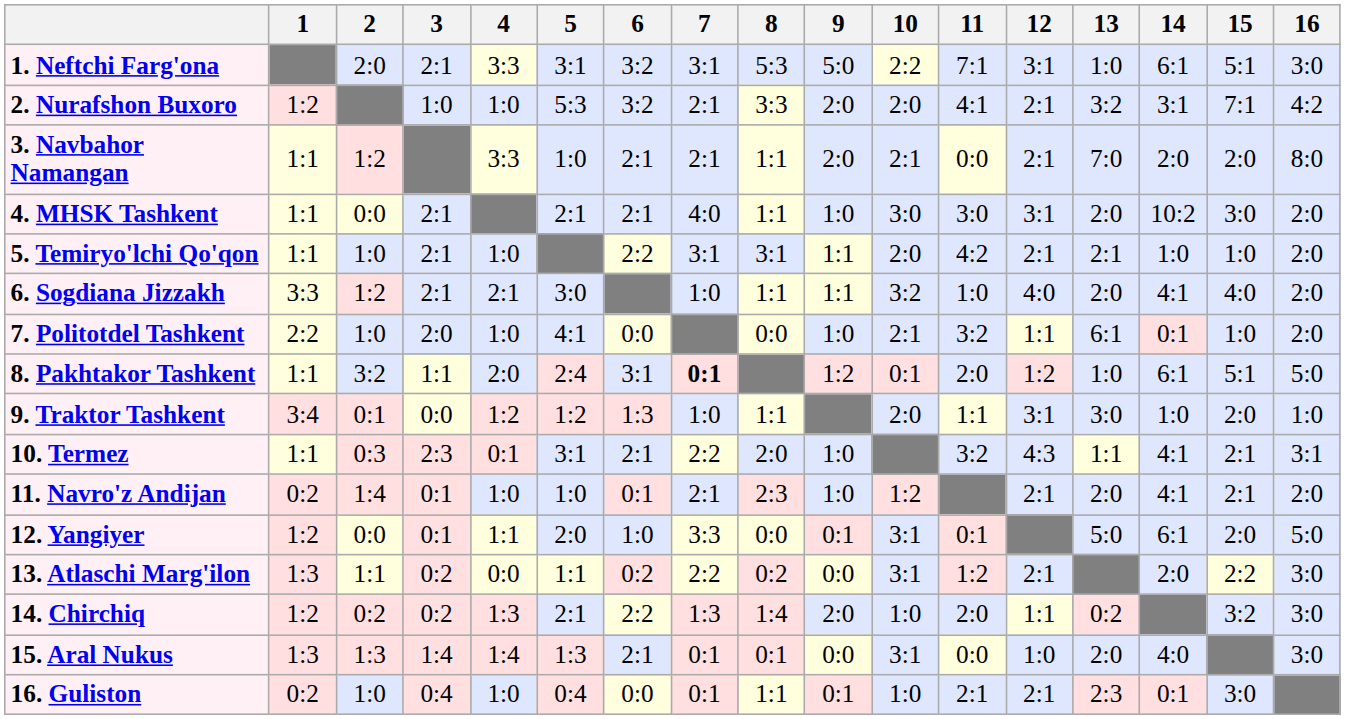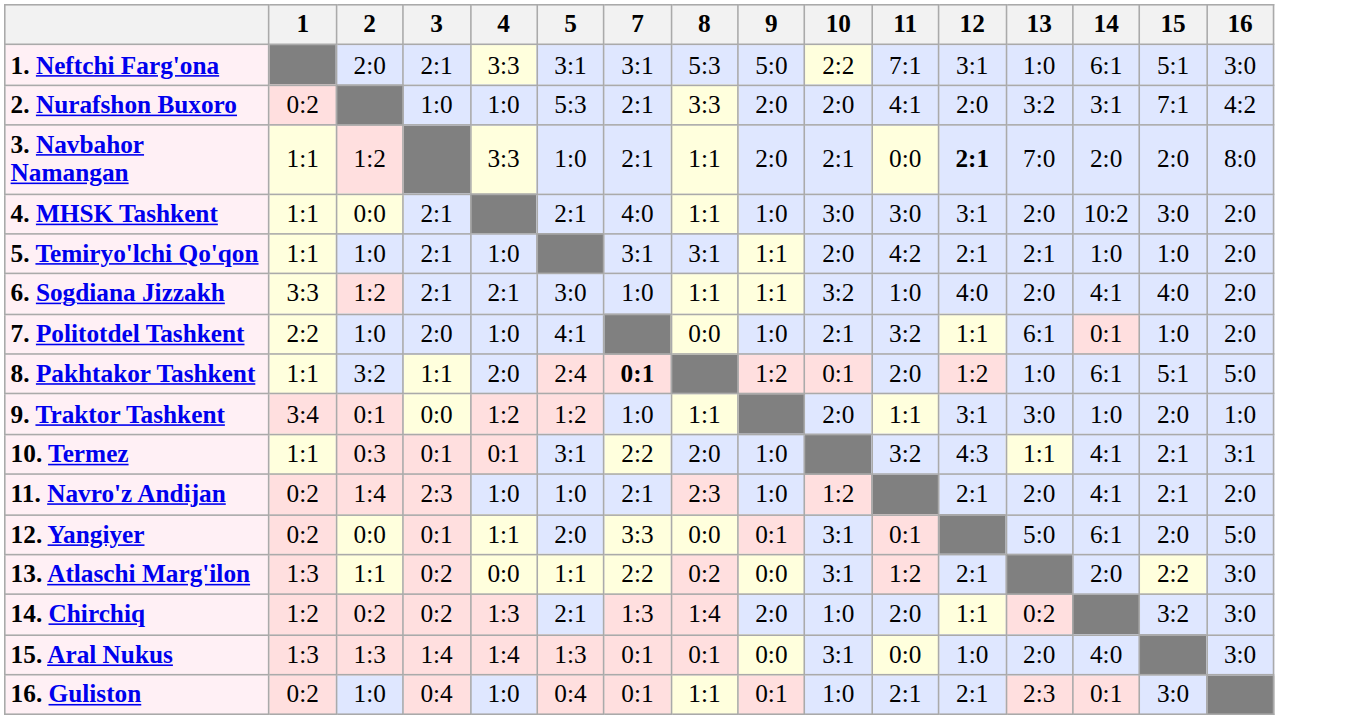- column: (637, 24)
(303, 104) 1:2 -> (303, 104) 0:2
(1039, 104) 2:1 -> (972, 104) 2:0
(1039, 159) normal -> (972, 159) bold
(437, 453) 2:3 -> (437, 453) 0:1
(437, 494) 0:1 -> (437, 494) 2:3
(303, 534) 1:2 -> (303, 534) 0:2
